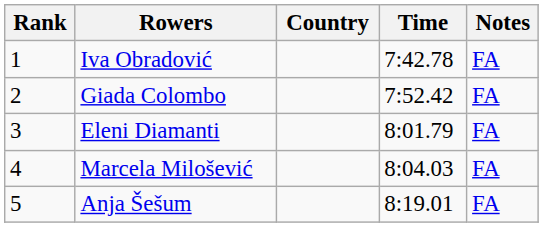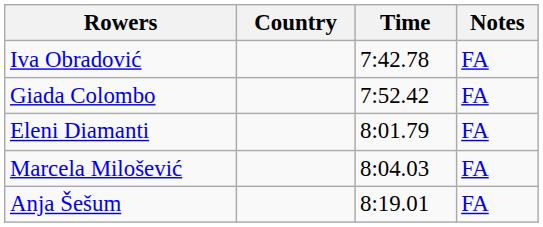- column: (40, 22)
